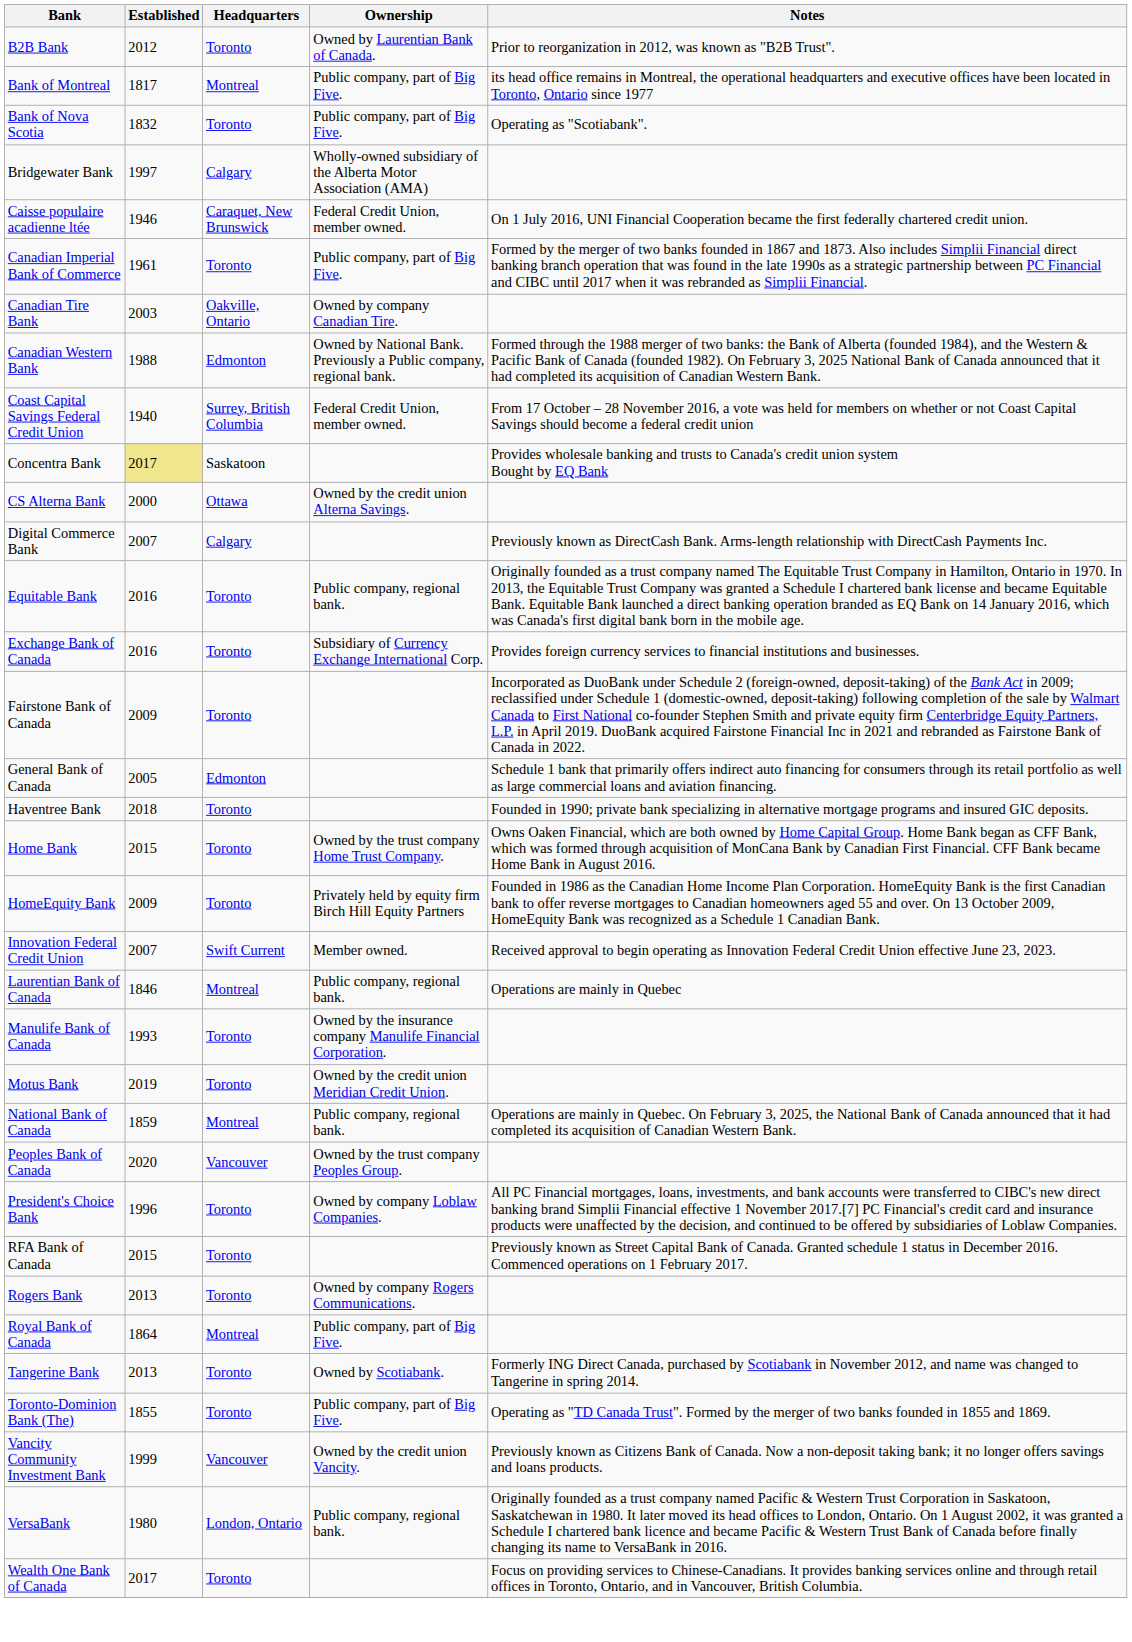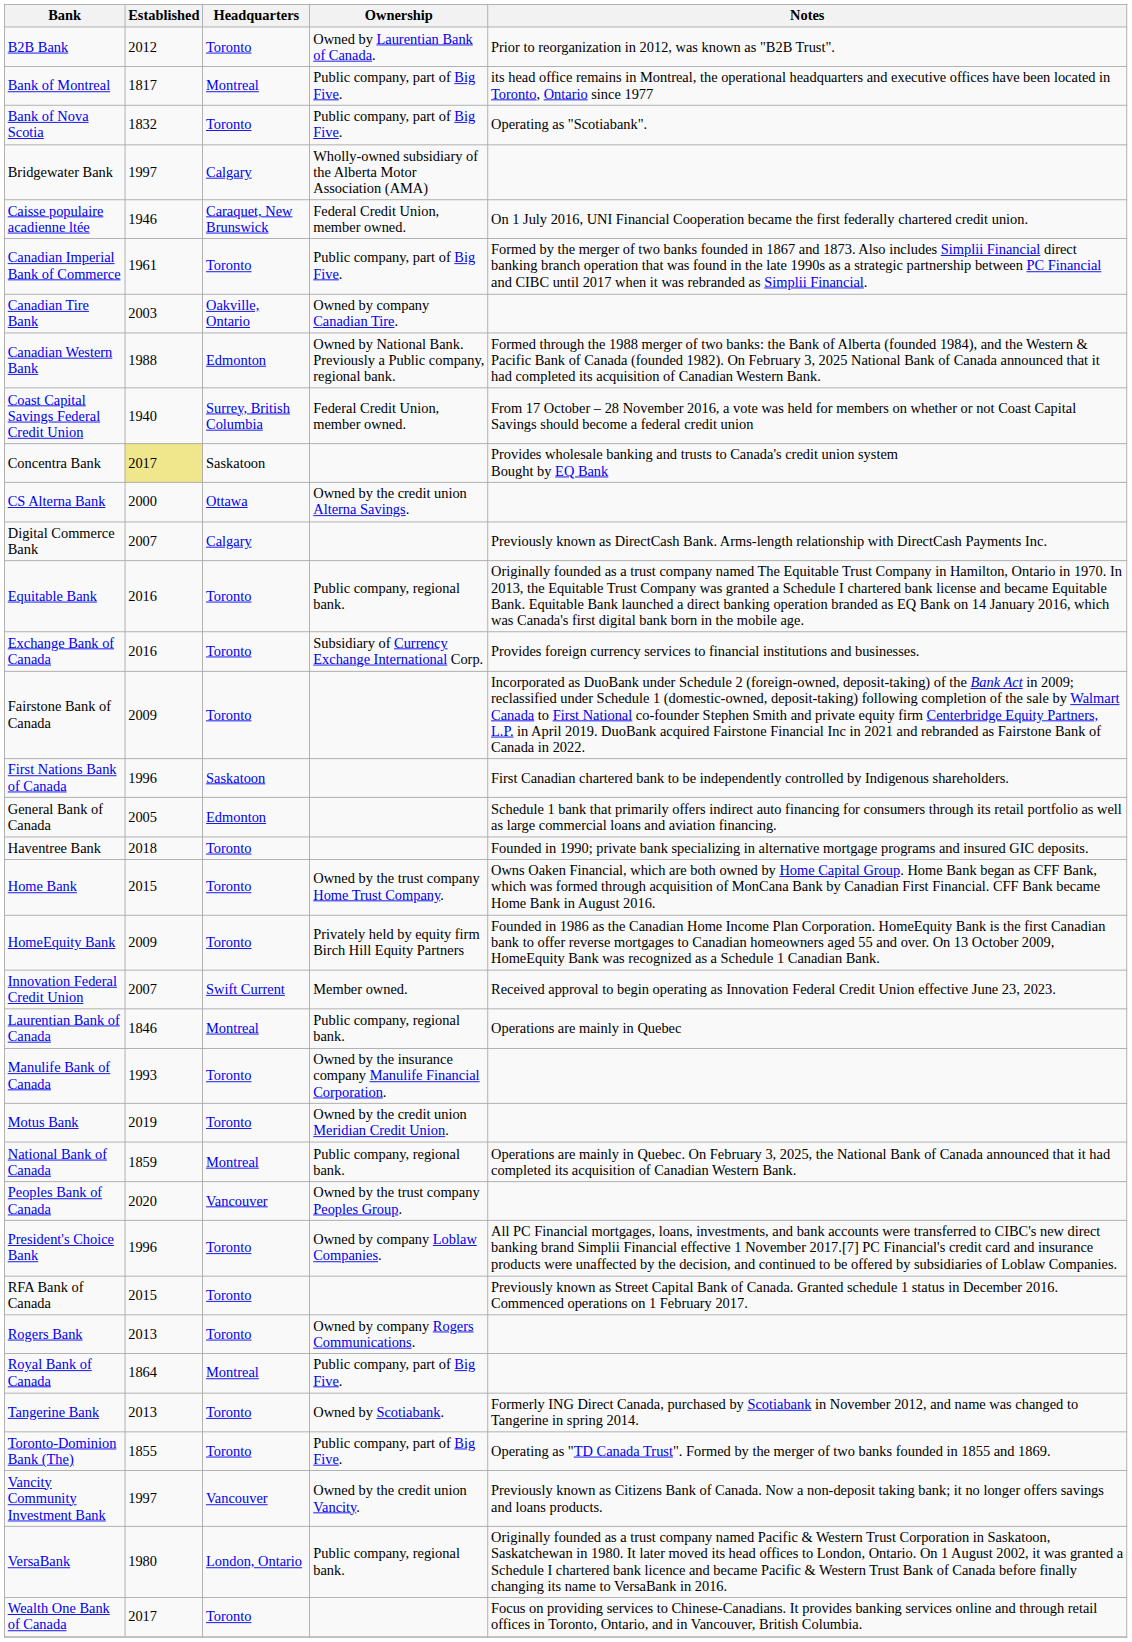+ row: (62, 778)
(143, 1459) 1999 -> (143, 1498) 1997
